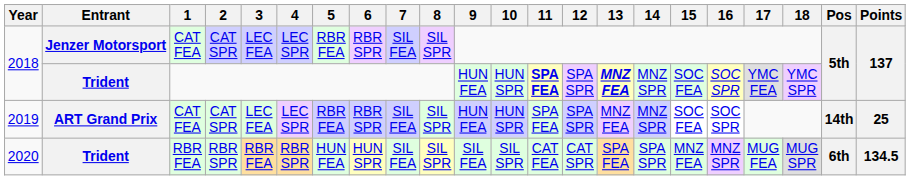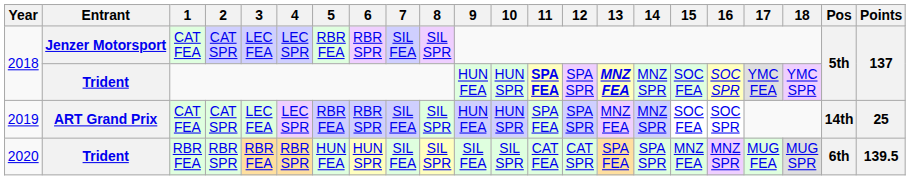(881, 156) 134.5 -> (881, 156) 139.5
